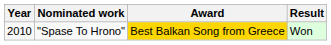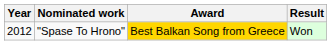(19, 31) 2010 -> (19, 31) 2012
